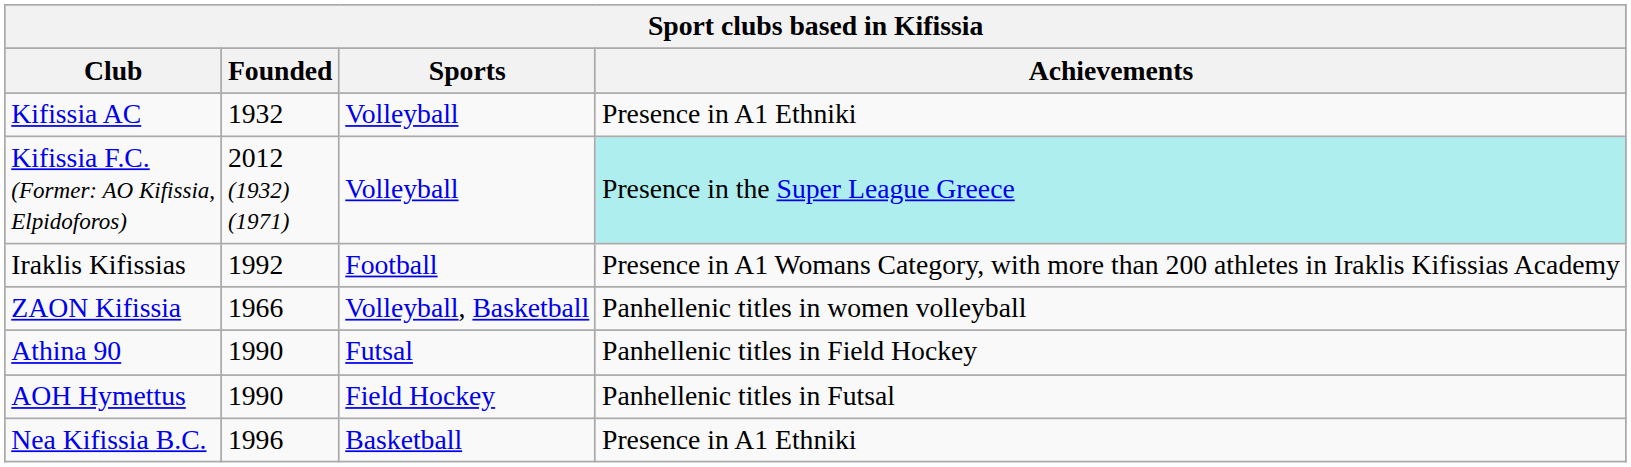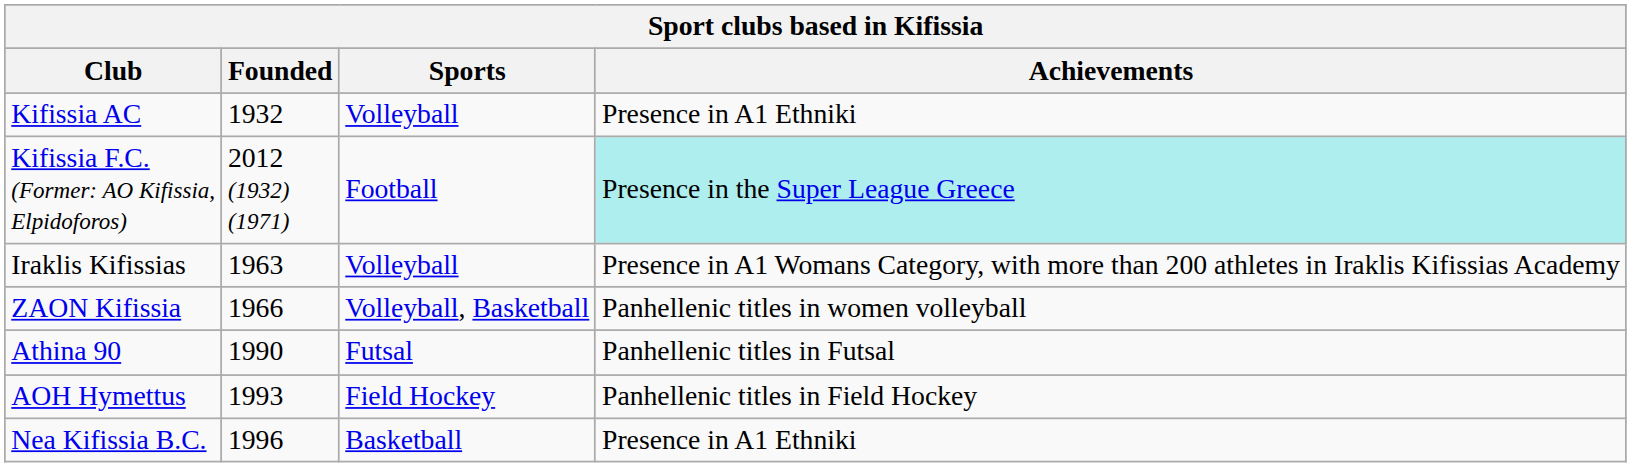(402, 189) Volleyball -> (391, 189) Football
(256, 264) 1992 -> (256, 264) 1963
(391, 264) Football -> (402, 264) Volleyball
(790, 352) Panhellenic titles in Field Hockey -> (748, 352) Panhellenic titles in Futsal
(256, 396) 1990 -> (256, 396) 1993
(748, 396) Panhellenic titles in Futsal -> (790, 396) Panhellenic titles in Field Hockey
